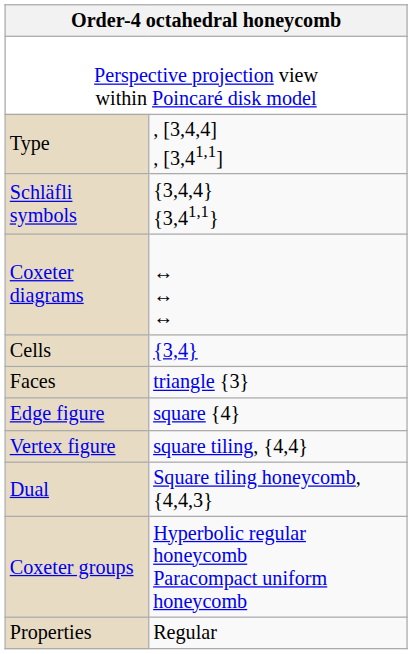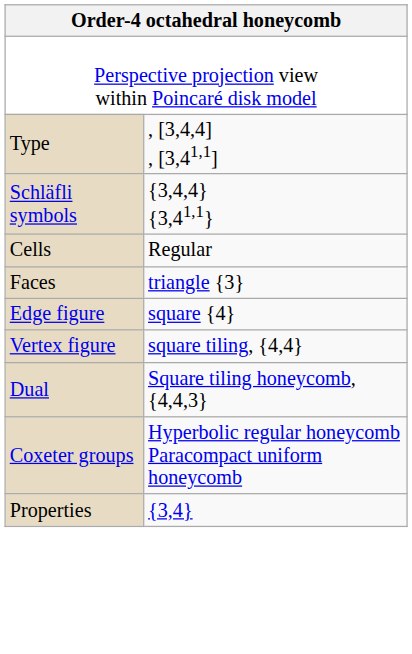- row: (47, 284)
(175, 350) {3,4} -> (180, 250) Regular
(185, 632) Regular -> (170, 510) {3,4}
